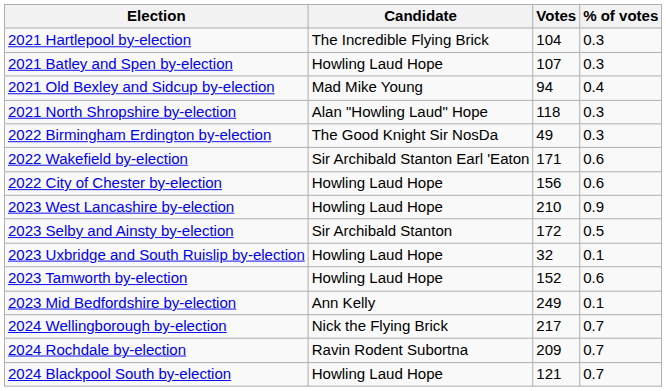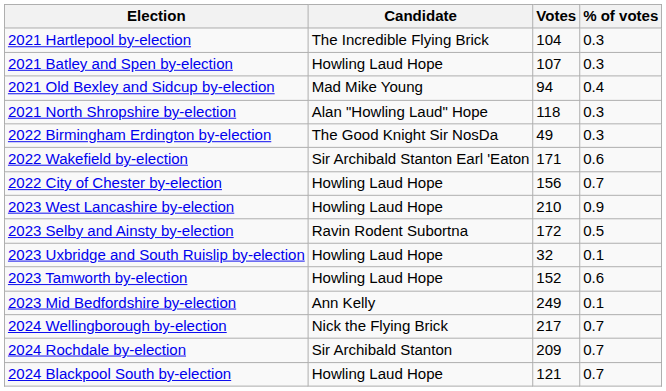(594, 183) 0.6 -> (594, 183) 0.7
(382, 231) Sir Archibald Stanton -> (390, 231) Ravin Rodent Subortna
(390, 350) Ravin Rodent Subortna -> (382, 350) Sir Archibald Stanton
